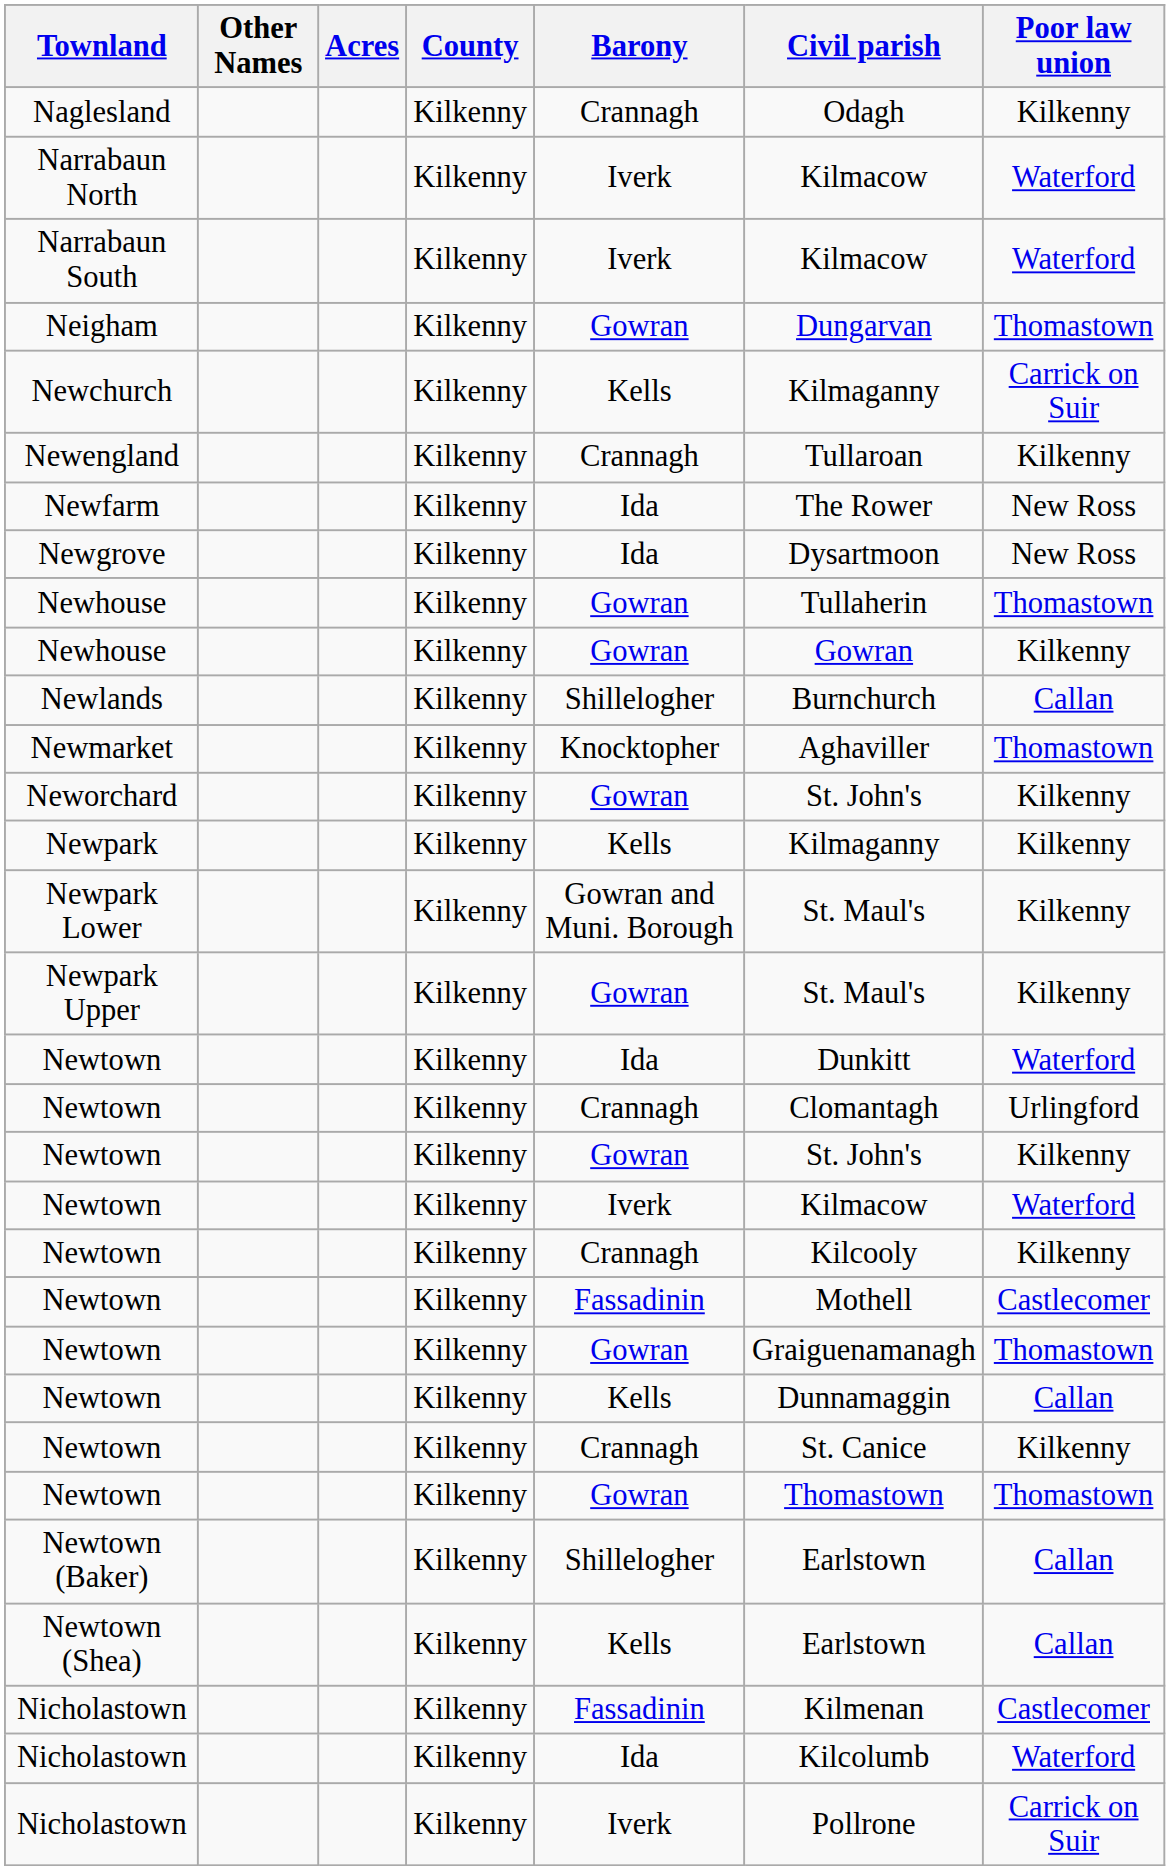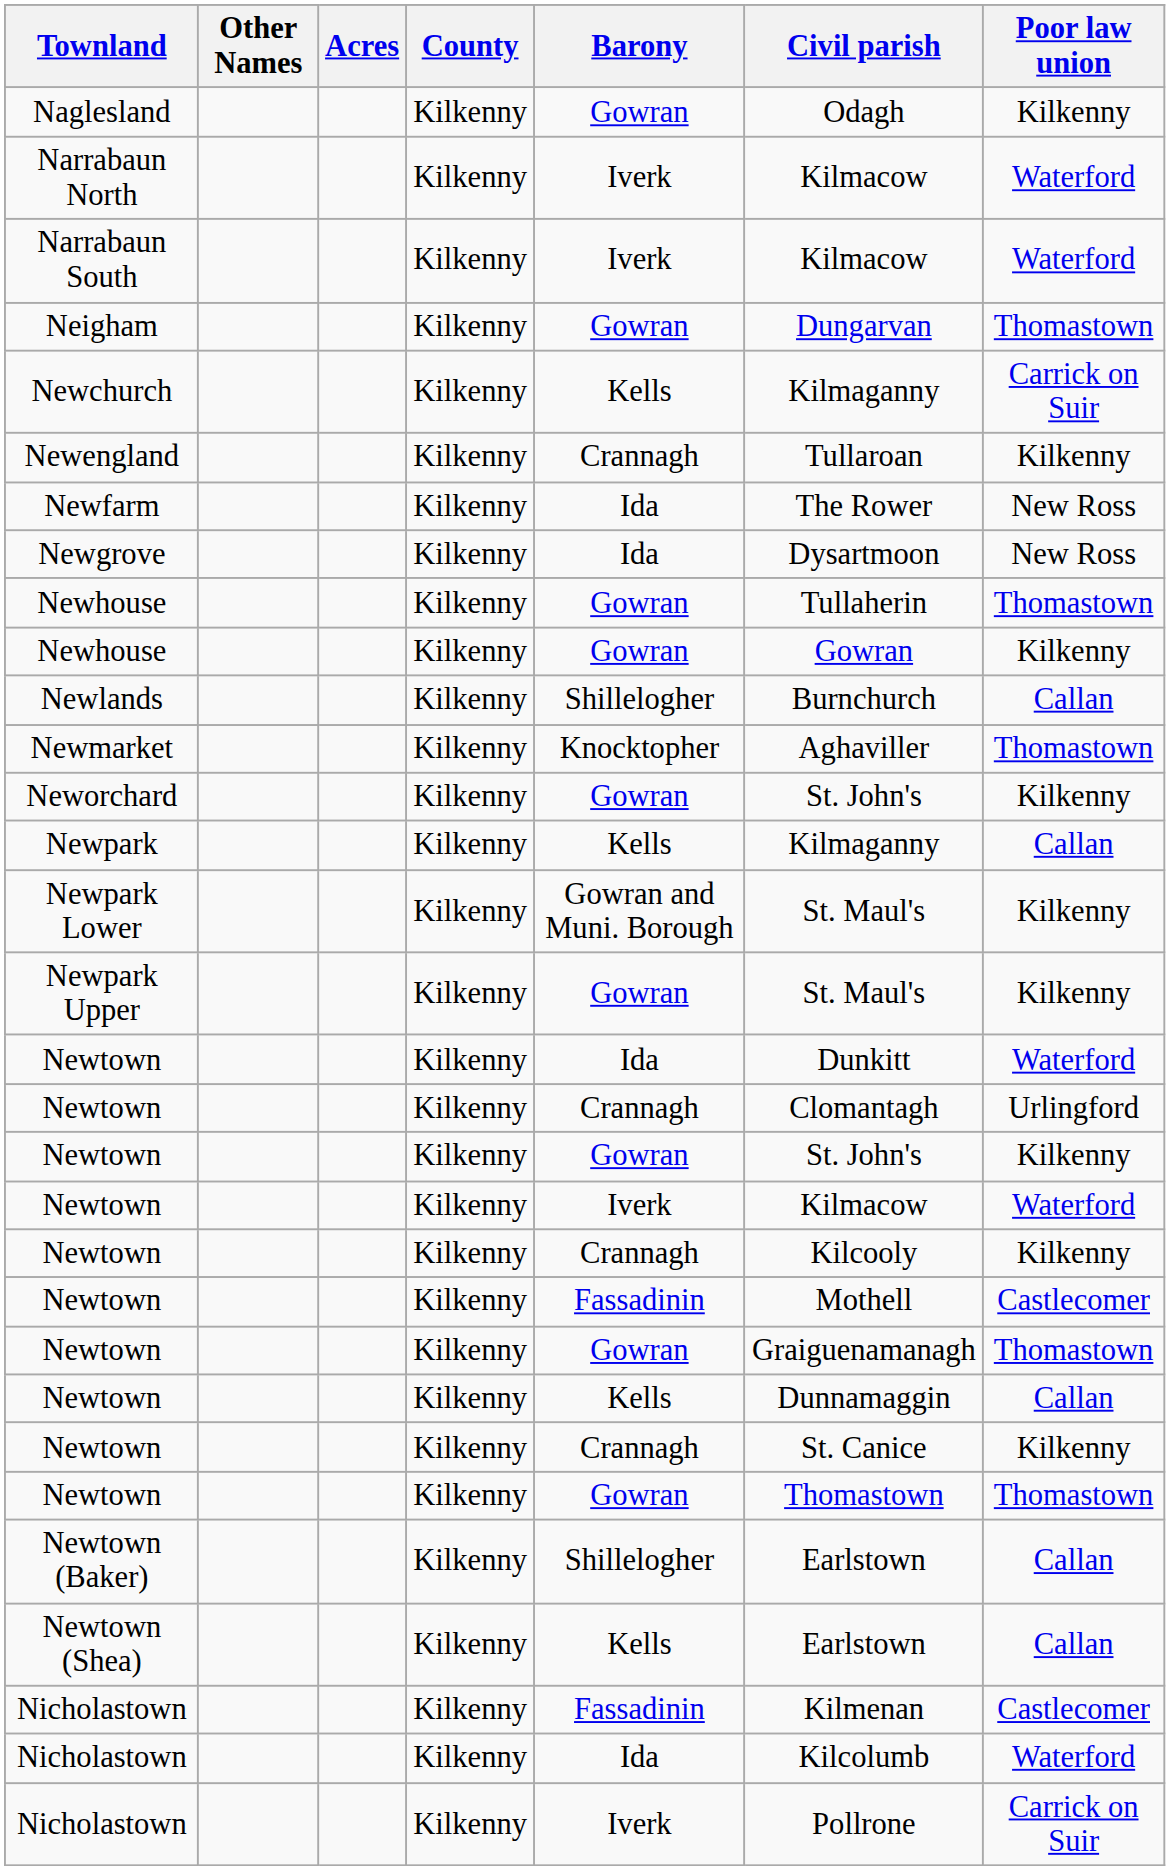(639, 111) Crannagh -> (639, 111) Gowran
(1074, 844) Kilkenny -> (1074, 844) Callan
